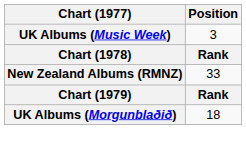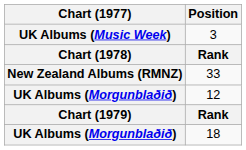+ row: (213, 94)
